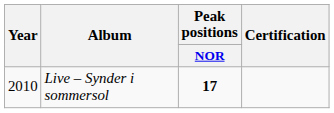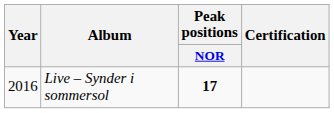(23, 87) 2010 -> (23, 87) 2016
